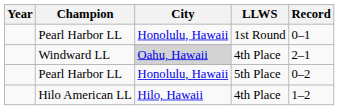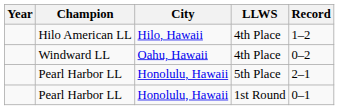rows swapped: (80, 34) <-> (85, 94)
(173, 54) lightgrey background -> (173, 54) no background
(301, 54) 2–1 -> (301, 54) 0–2
(301, 74) 0–2 -> (301, 74) 2–1
